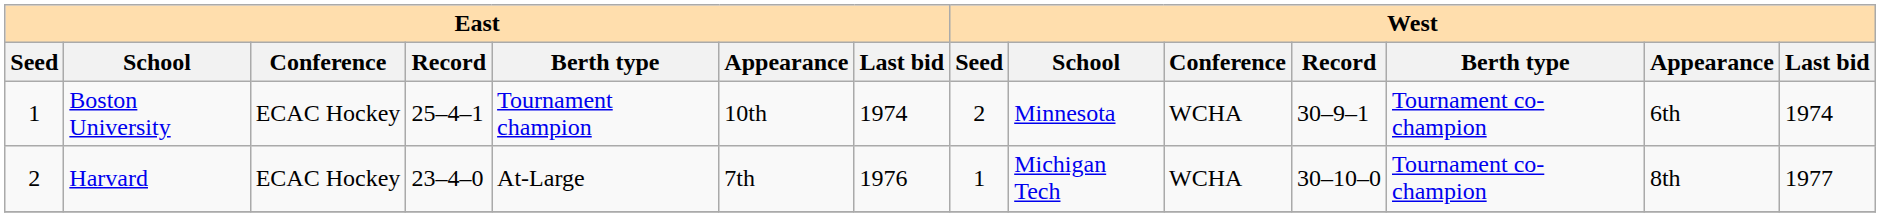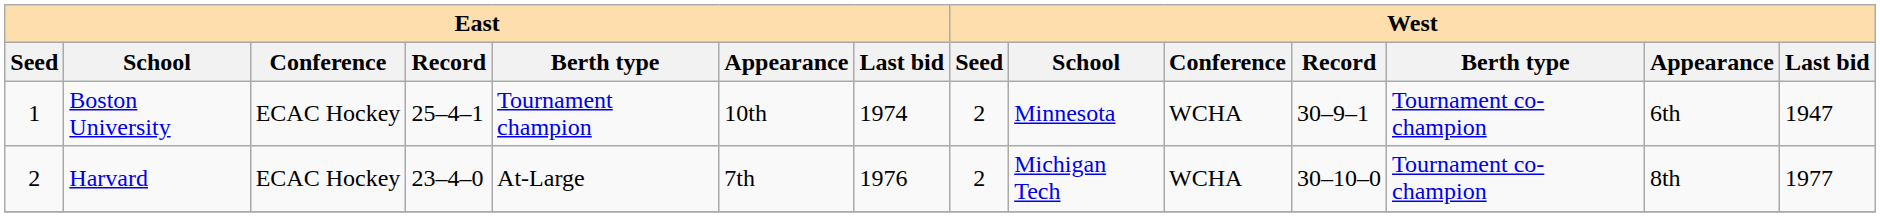(1809, 113) 1974 -> (1809, 113) 1947
(979, 178) 1 -> (979, 178) 2
